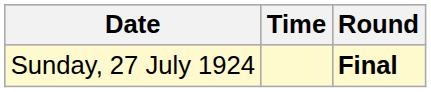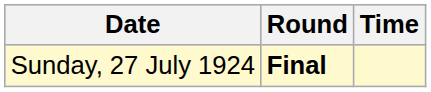columns swapped: (296, 24) <-> (378, 24)
